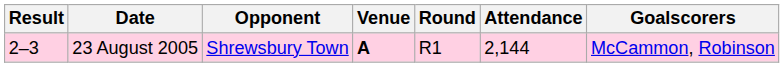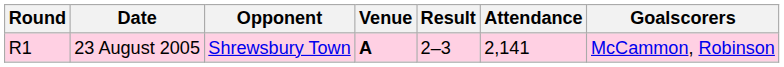columns swapped: (447, 18) <-> (36, 18)
(507, 47) 2,144 -> (507, 47) 2,141
